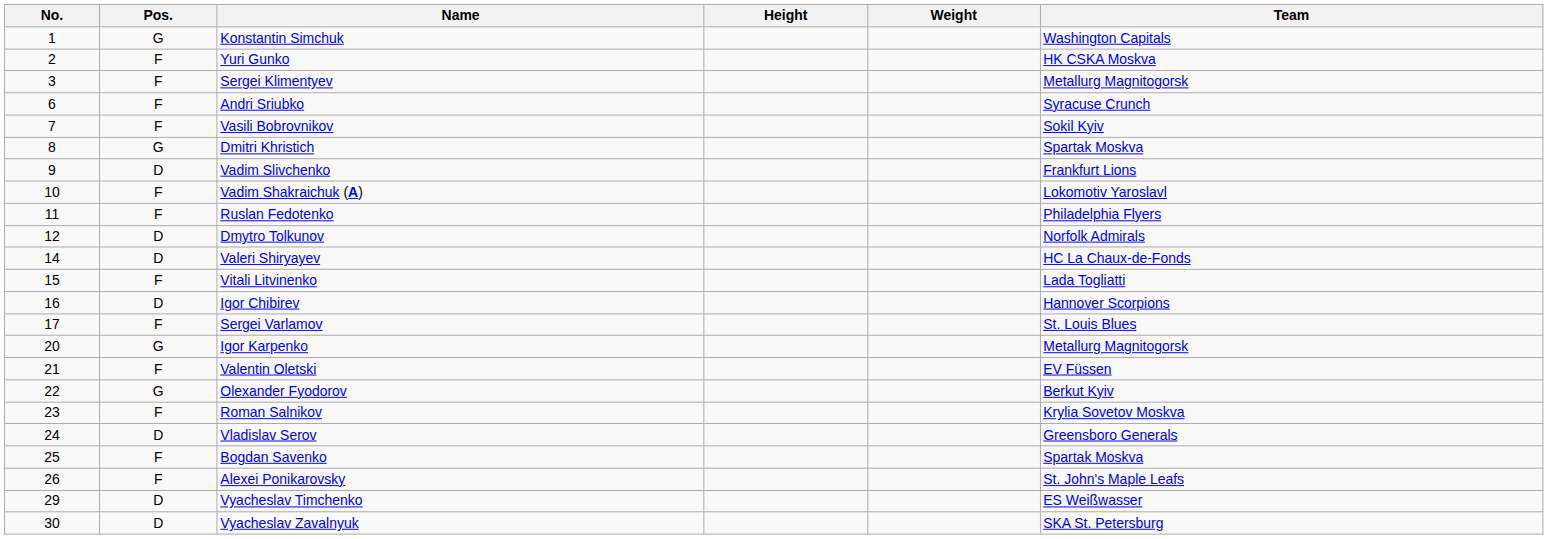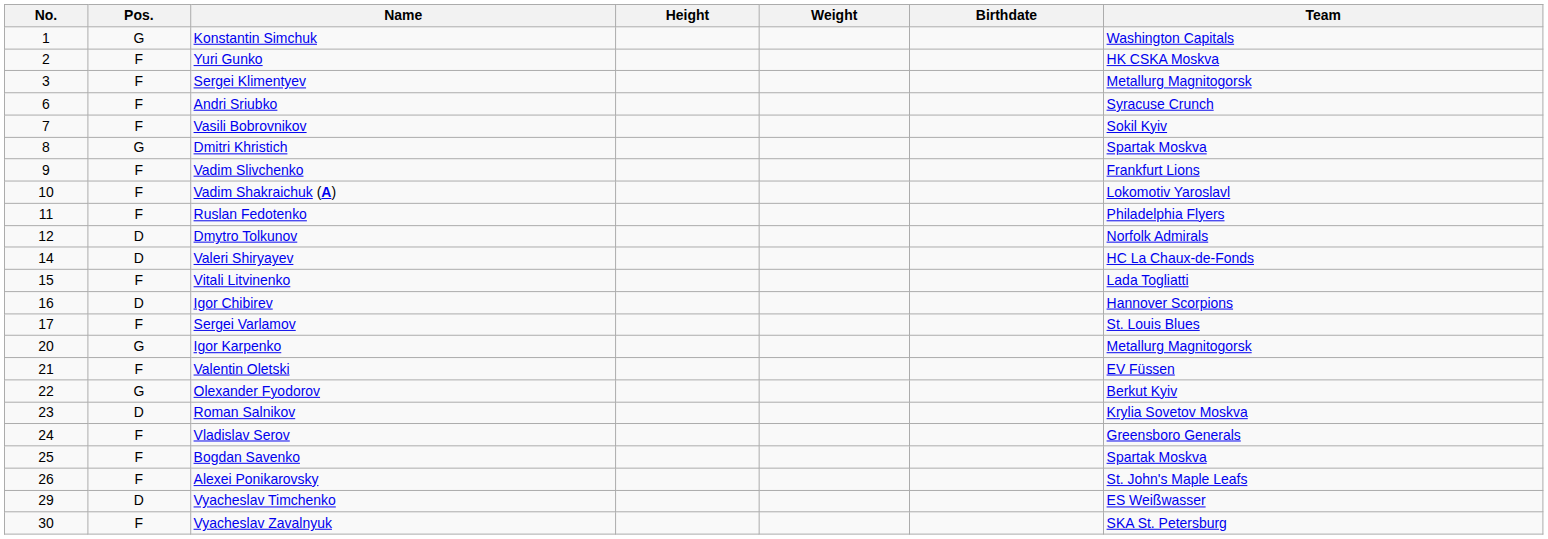+ column: (1006, 16)
(158, 170) D -> (139, 170) F
(158, 413) F -> (139, 413) D
(158, 435) D -> (139, 435) F
(158, 523) D -> (139, 523) F
